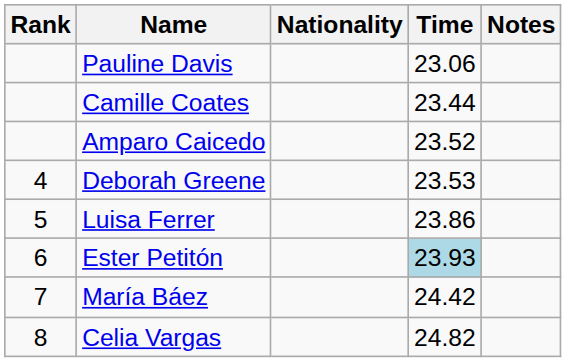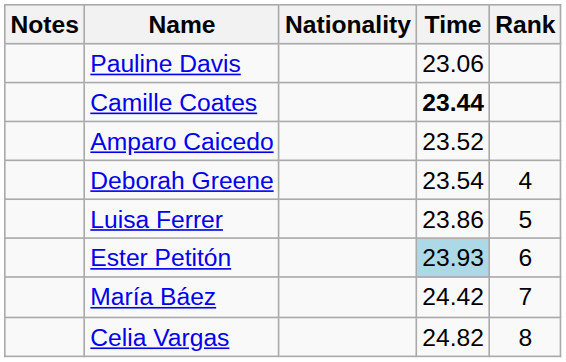columns swapped: (41, 24) <-> (521, 24)
(445, 102) normal -> (453, 102) bold
(445, 180) 23.53 -> (453, 180) 23.54
